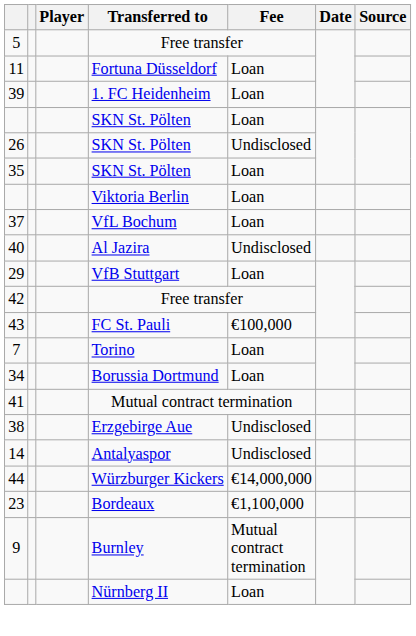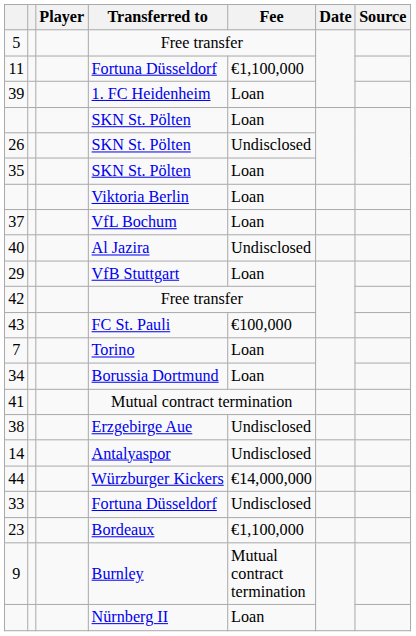(248, 68) Loan -> (267, 68) €1,100,000
+ row: (16, 504)
